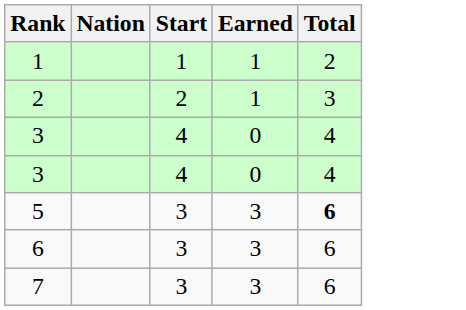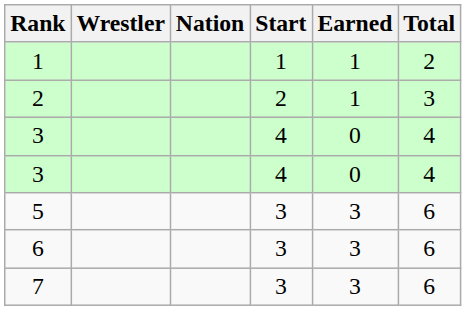+ column: (121, 23)
(330, 211) bold -> (429, 211) normal
